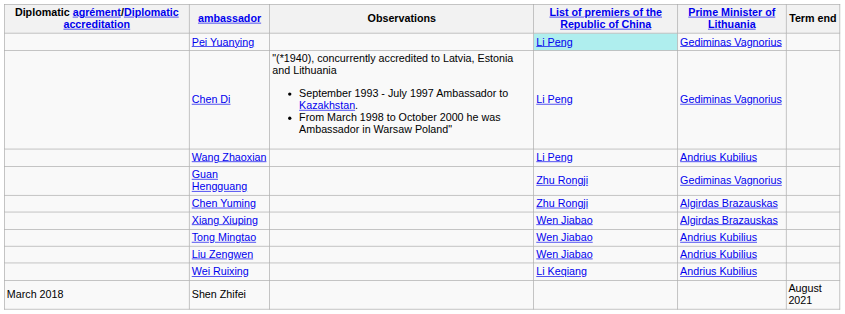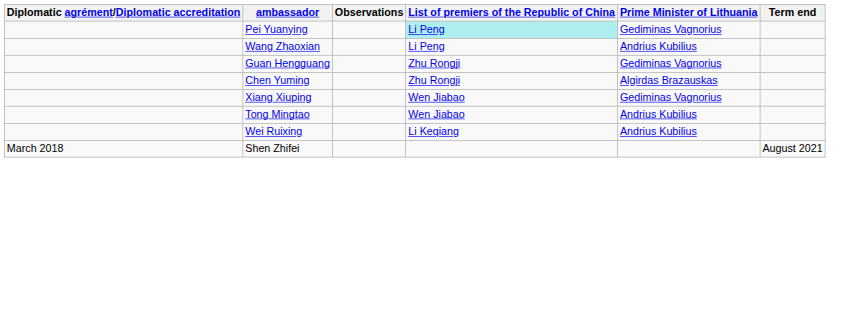- row: (211, 99)
(729, 220) Algirdas Brazauskas -> (671, 98) Gediminas Vagnorius
- row: (222, 254)
